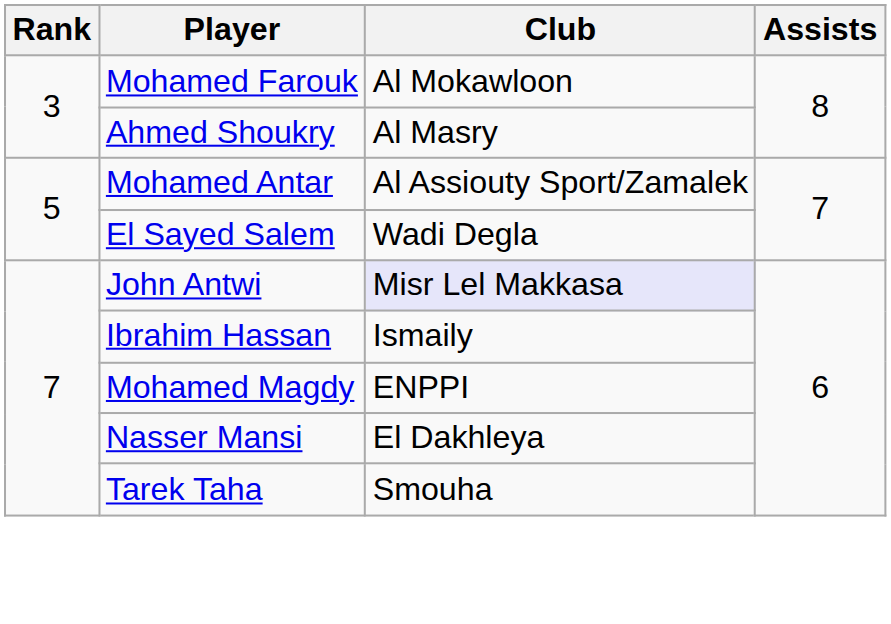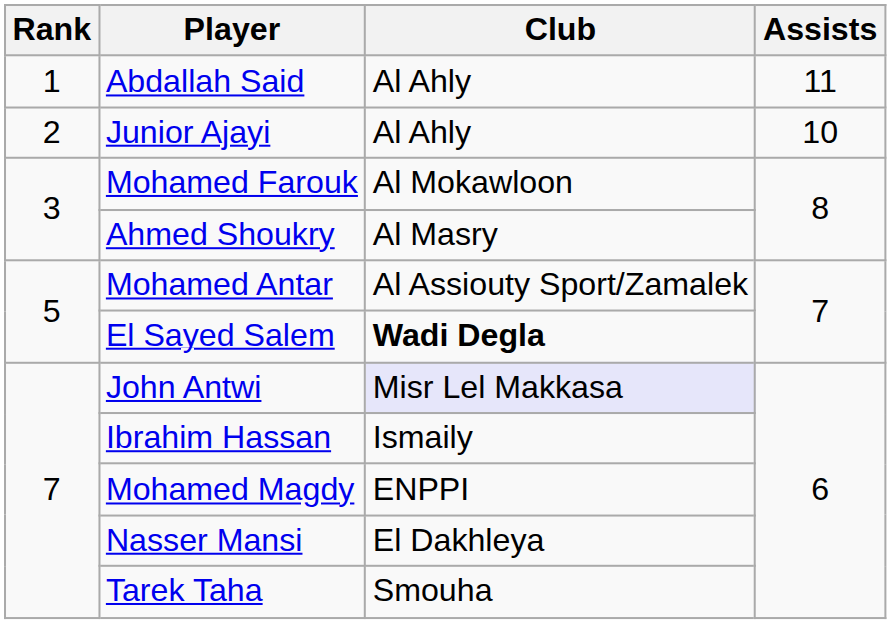+ row: (205, 81)
+ row: (188, 132)
(455, 234) normal -> (459, 336) bold
